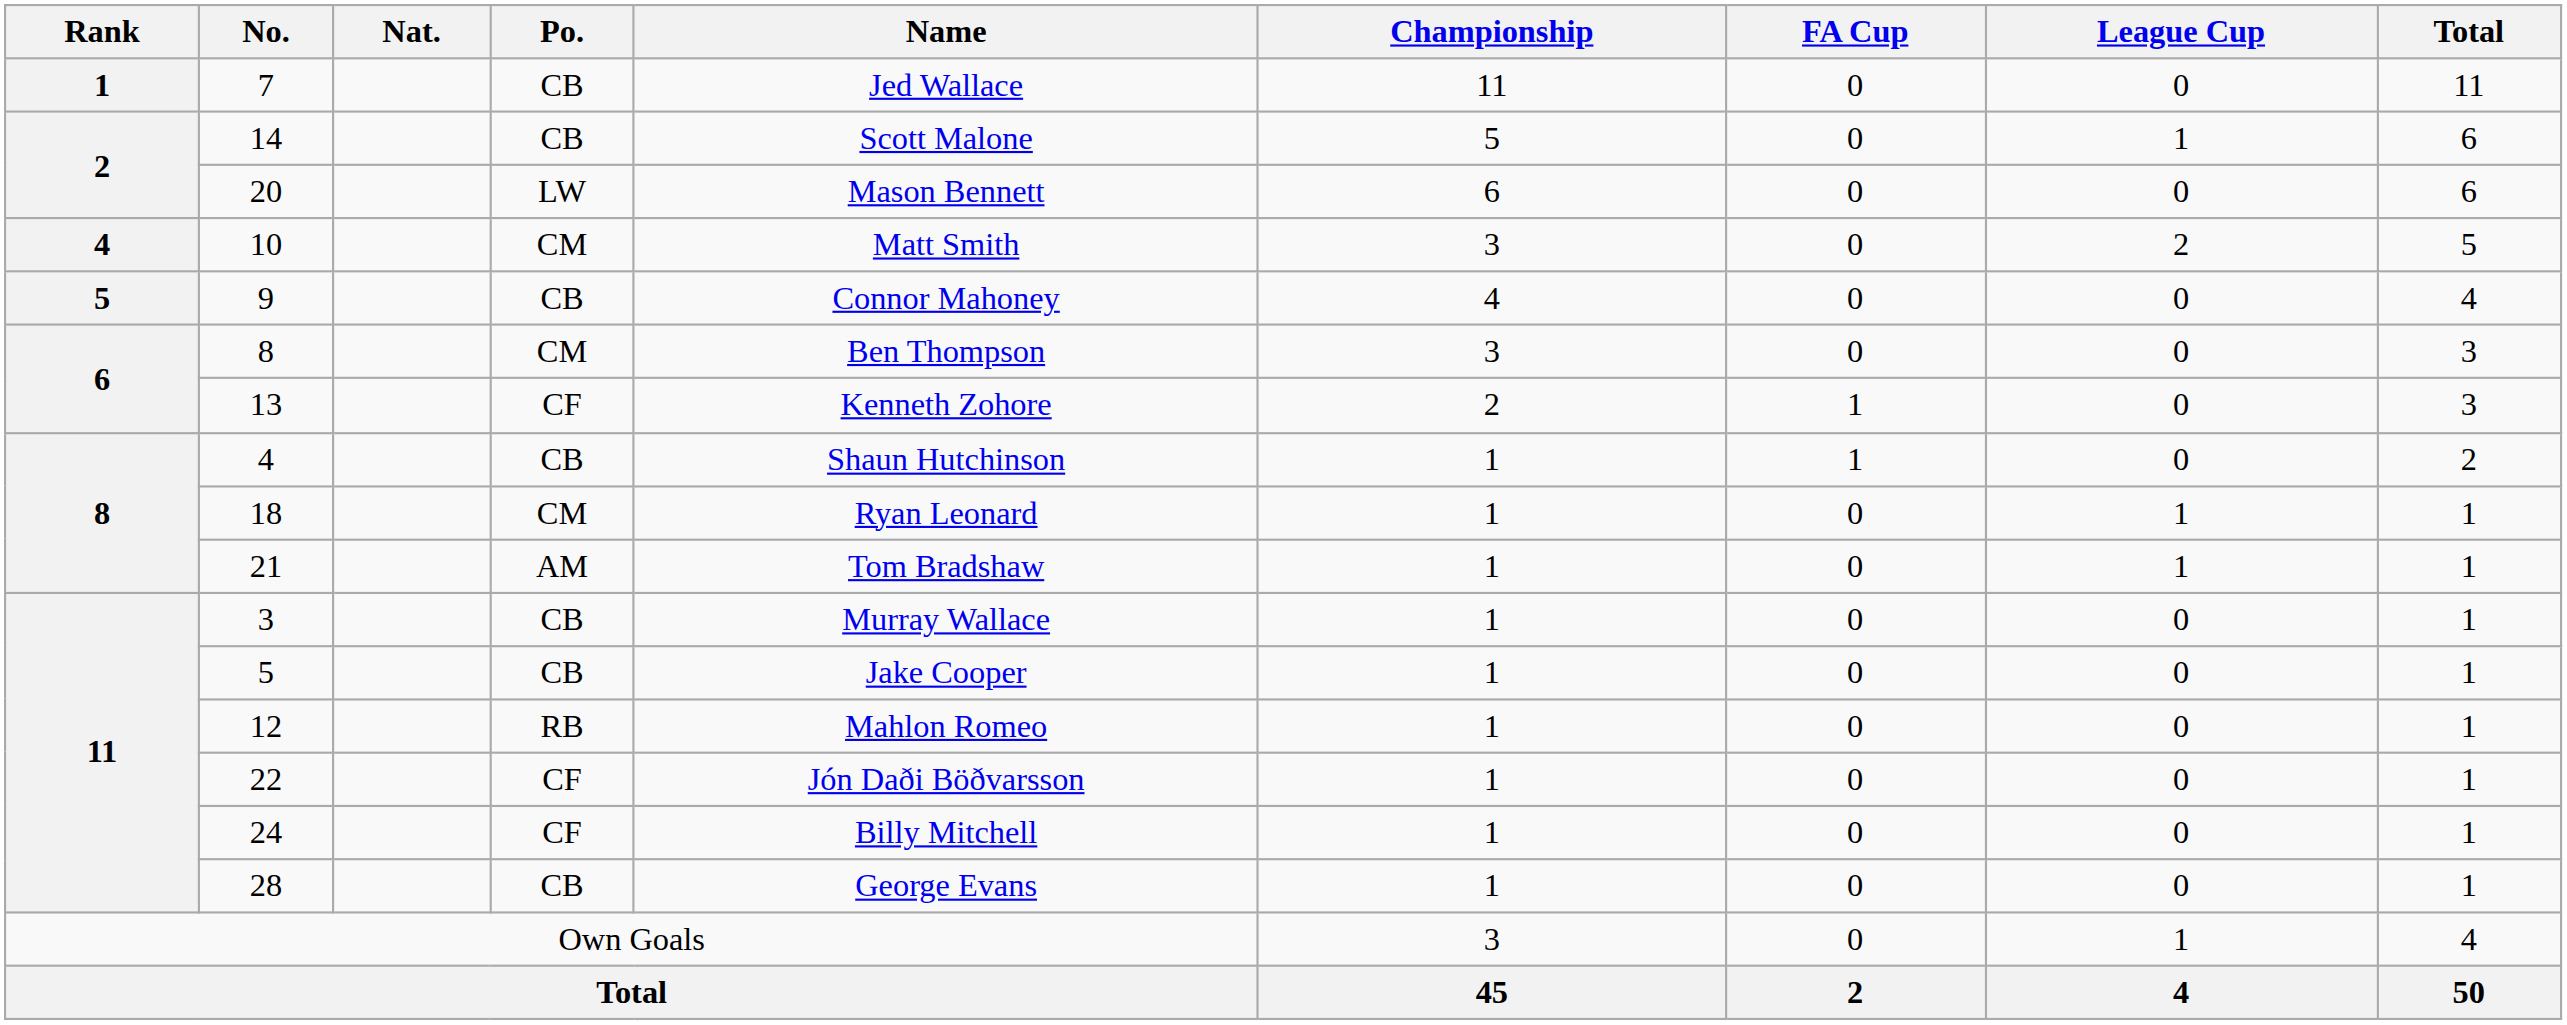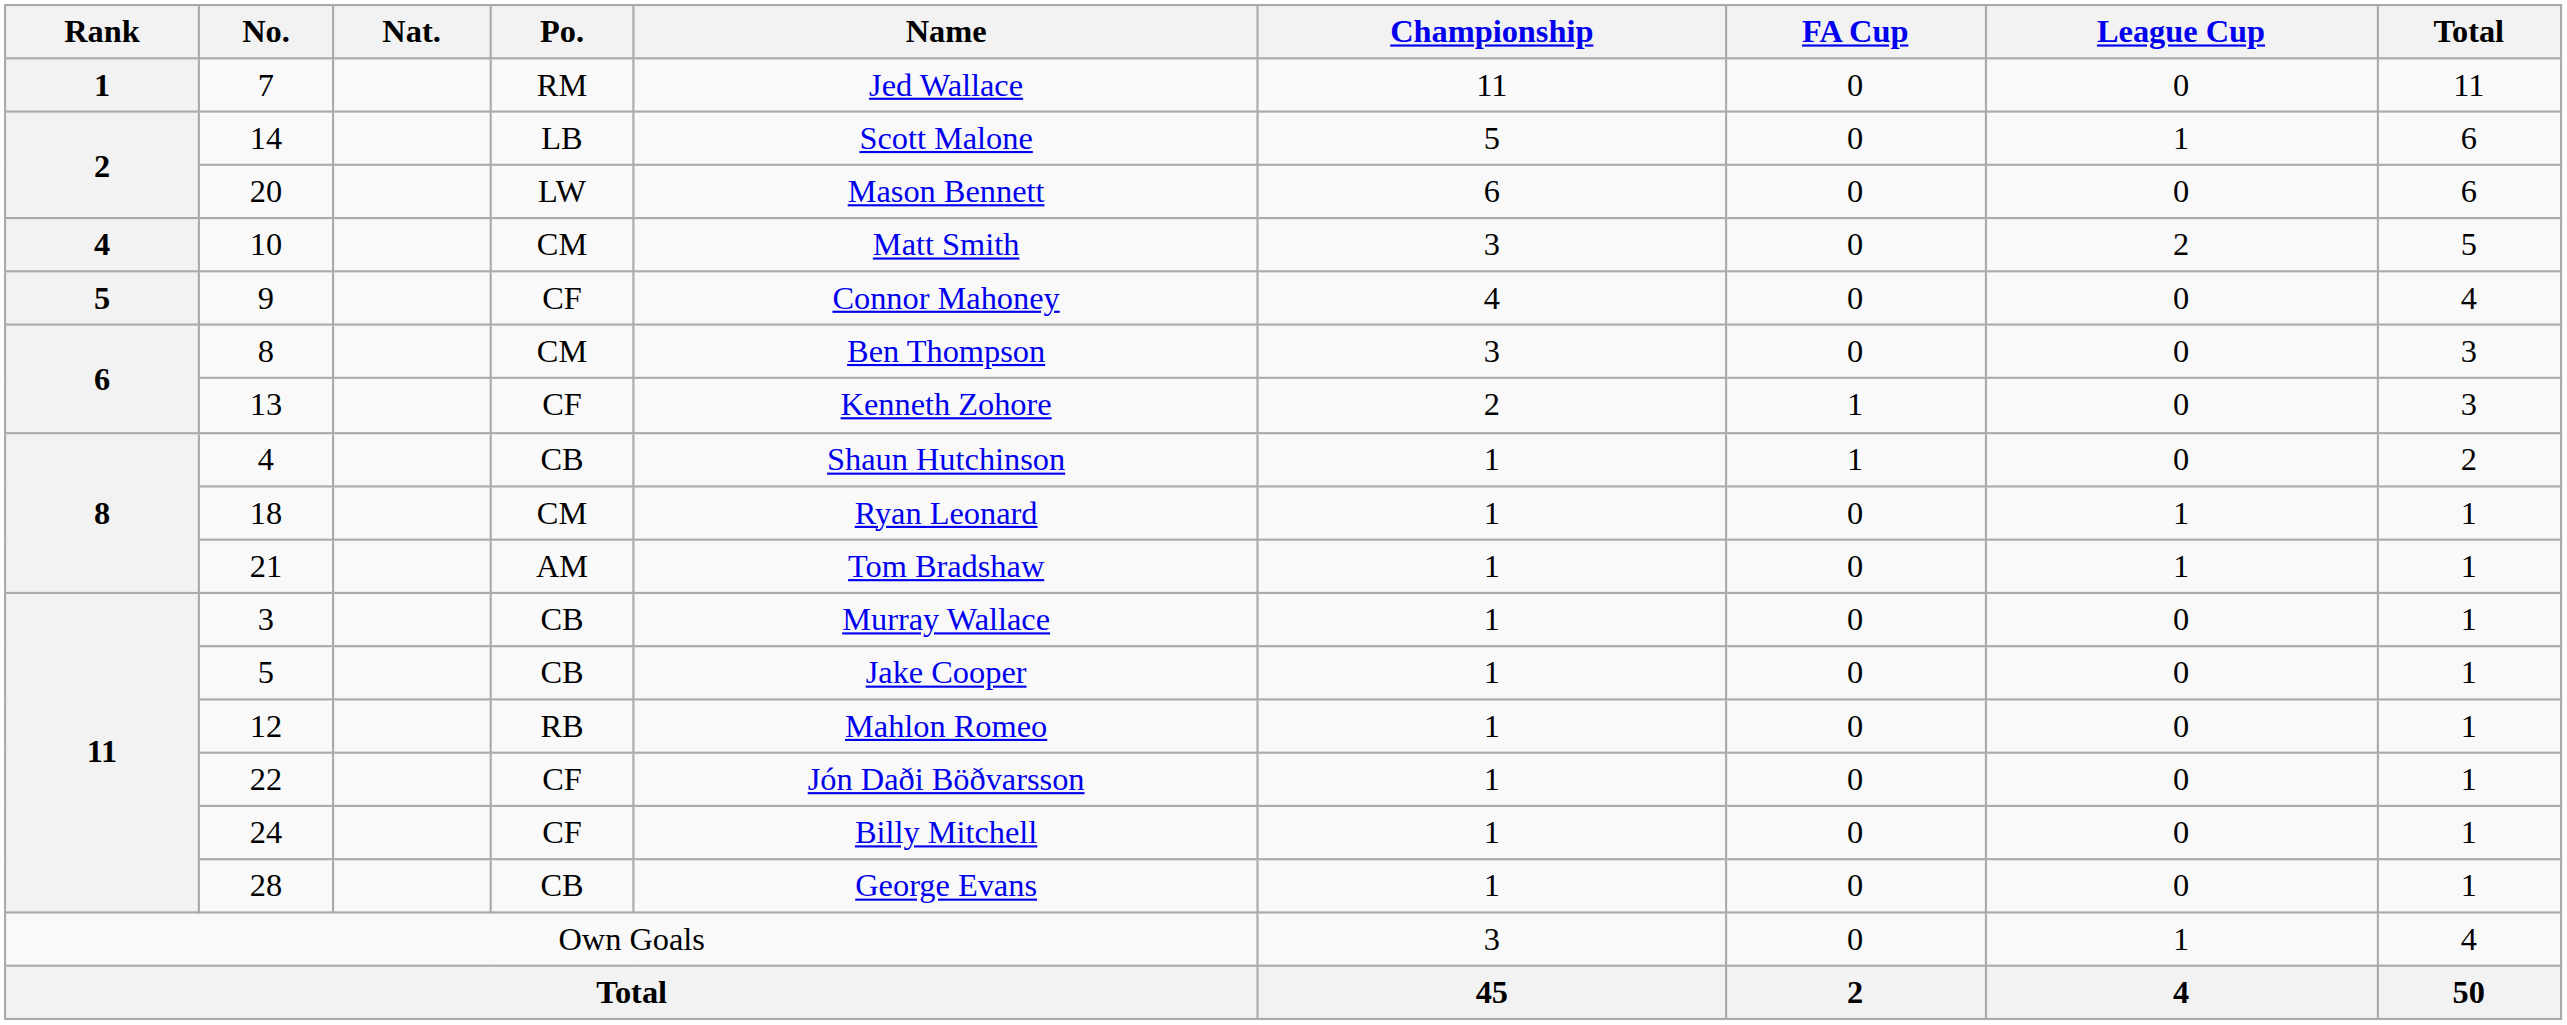(562, 84) CB -> (562, 84) RM
(562, 138) CB -> (562, 138) LB
(562, 298) CB -> (562, 298) CF
